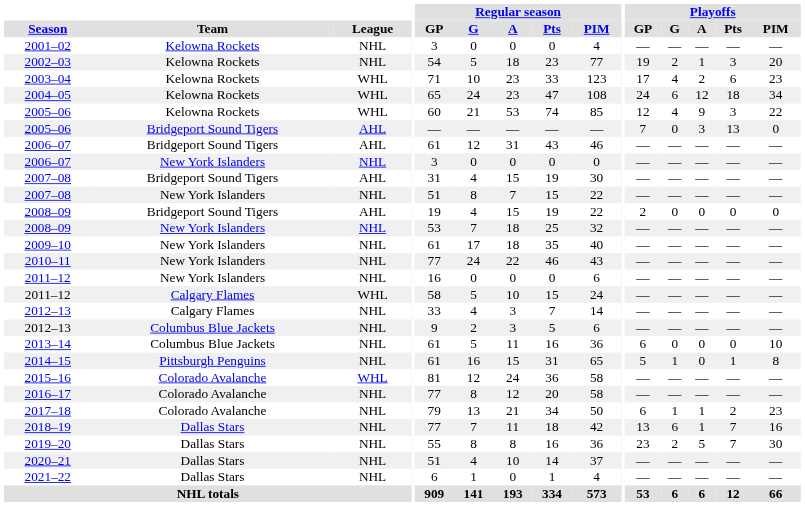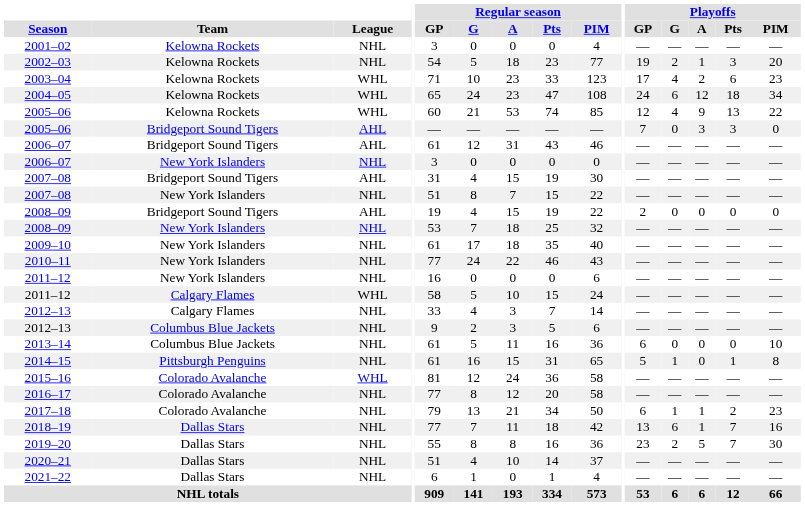(733, 111) 3 -> (733, 111) 13
(733, 128) 13 -> (733, 128) 3
